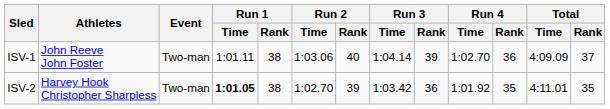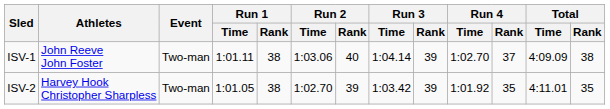(510, 57) 36 -> (509, 57) 37
(588, 57) 37 -> (587, 57) 38
(235, 89) bold -> (235, 89) normal
(431, 89) 36 -> (431, 89) 39
